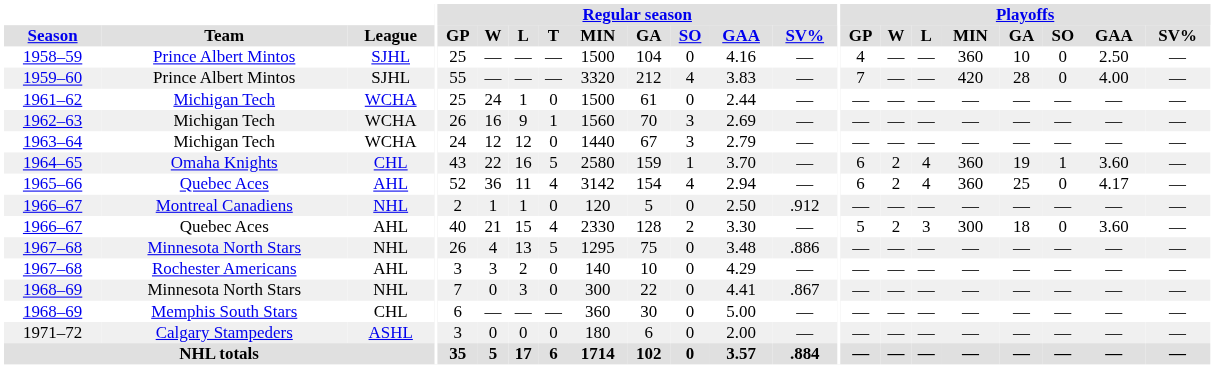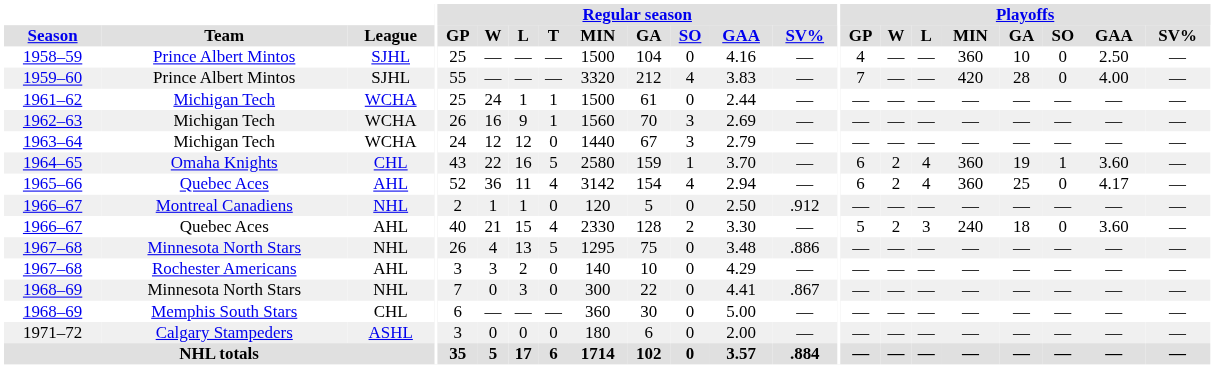(553, 99) 0 -> (553, 99) 1
(970, 226) 300 -> (970, 226) 240
